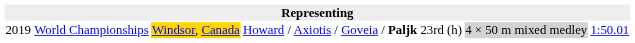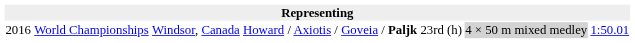(18, 30) 2019 -> (18, 30) 2016
(196, 30) gold background -> (196, 30) no background
